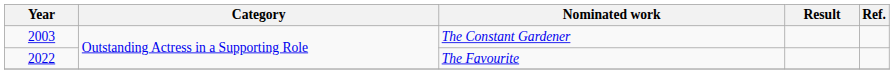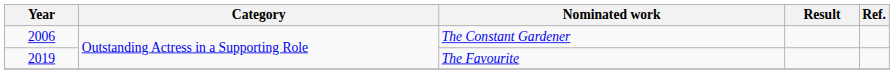(42, 36) 2003 -> (42, 36) 2006
(42, 58) 2022 -> (42, 58) 2019
